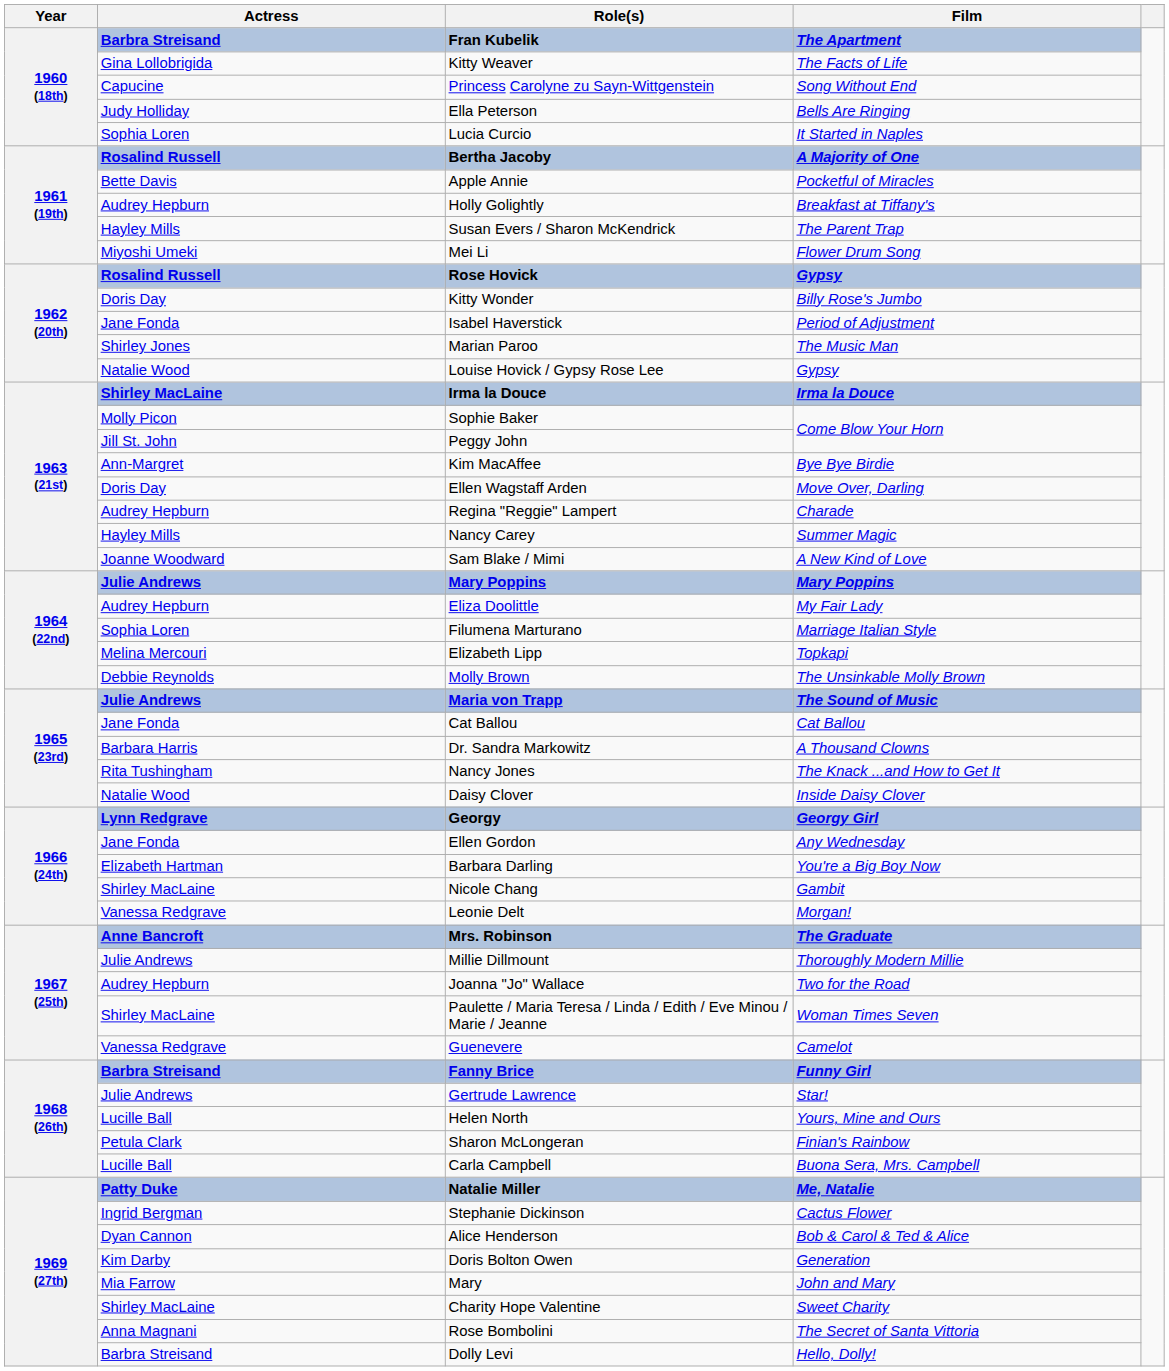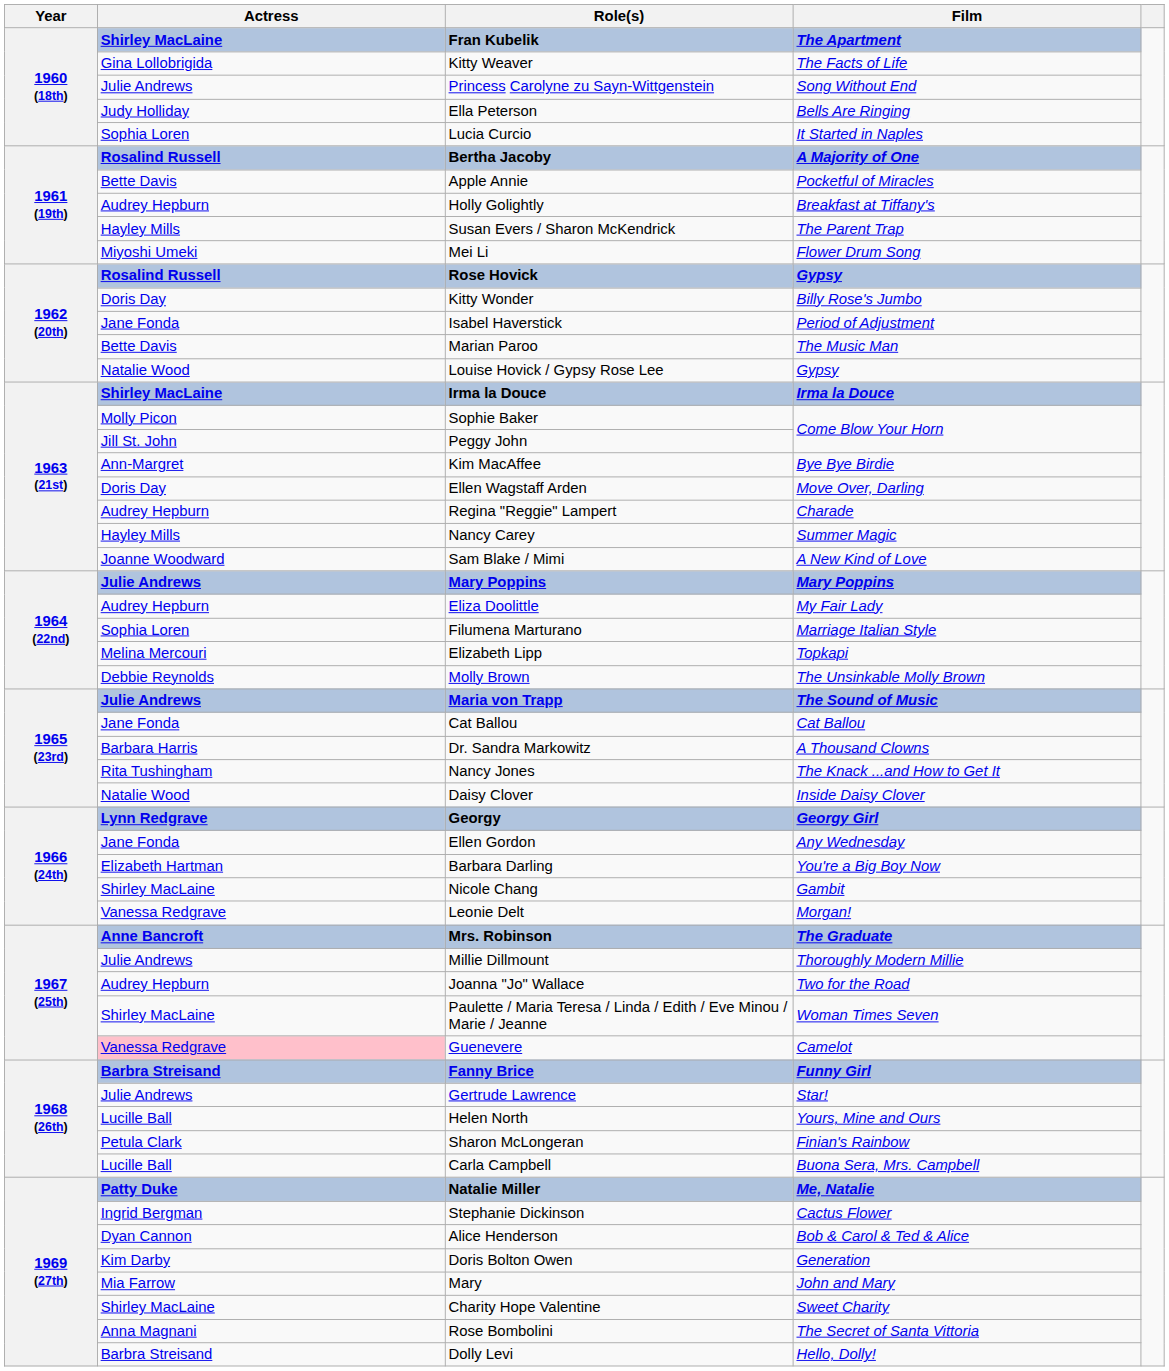(161, 39) Barbra Streisand -> (161, 39) Shirley MacLaine
(132, 87) Capucine -> (147, 87) Julie Andrews
(145, 346) Shirley Jones -> (139, 346) Bette Davis
(163, 1047) no background -> (163, 1047) pink background
